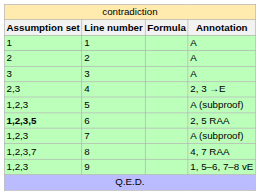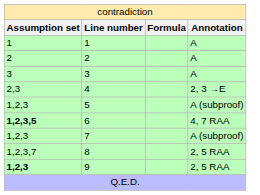(210, 120) 2, 5 RAA -> (210, 120) 4, 7 RAA
(210, 151) 4, 7 RAA -> (210, 151) 2, 5 RAA
(17, 167) normal -> (17, 167) bold
(222, 167) 1, 5–6, 7–8 vE -> (210, 167) 2, 5 RAA
